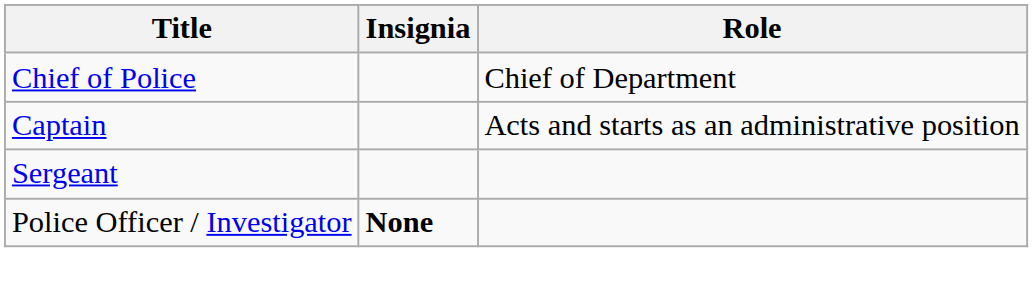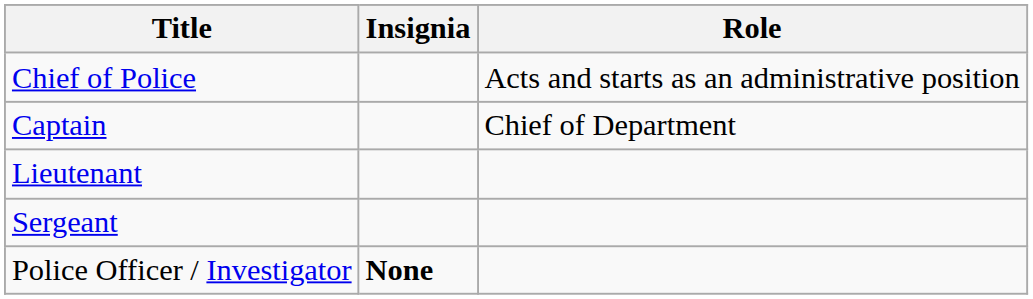(610, 76) Chief of Department -> (752, 76) Acts and starts as an administrative position
(752, 125) Acts and starts as an administrative position -> (610, 125) Chief of Department
+ row: (77, 173)
